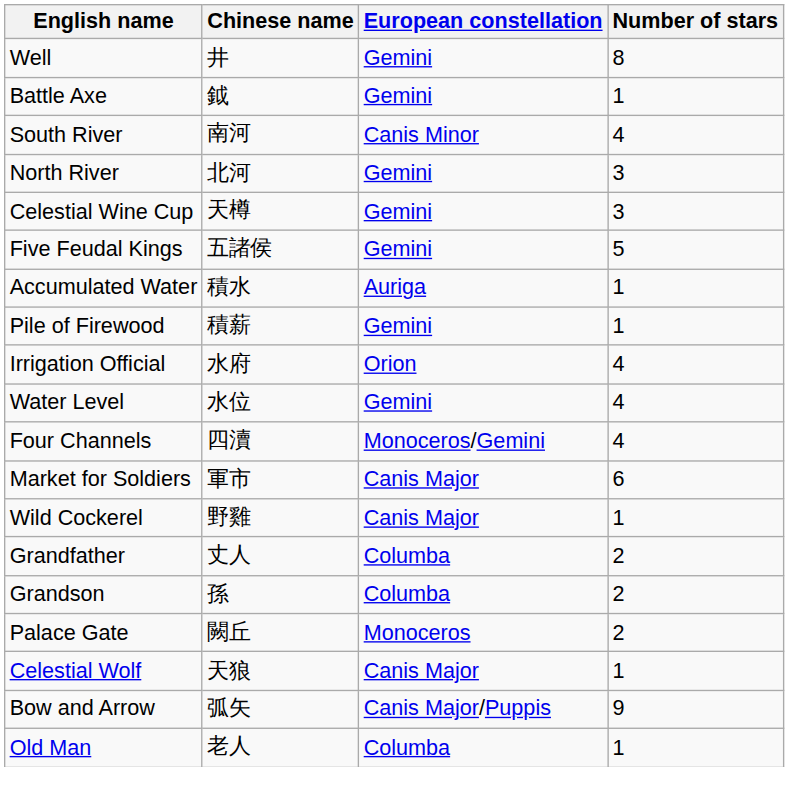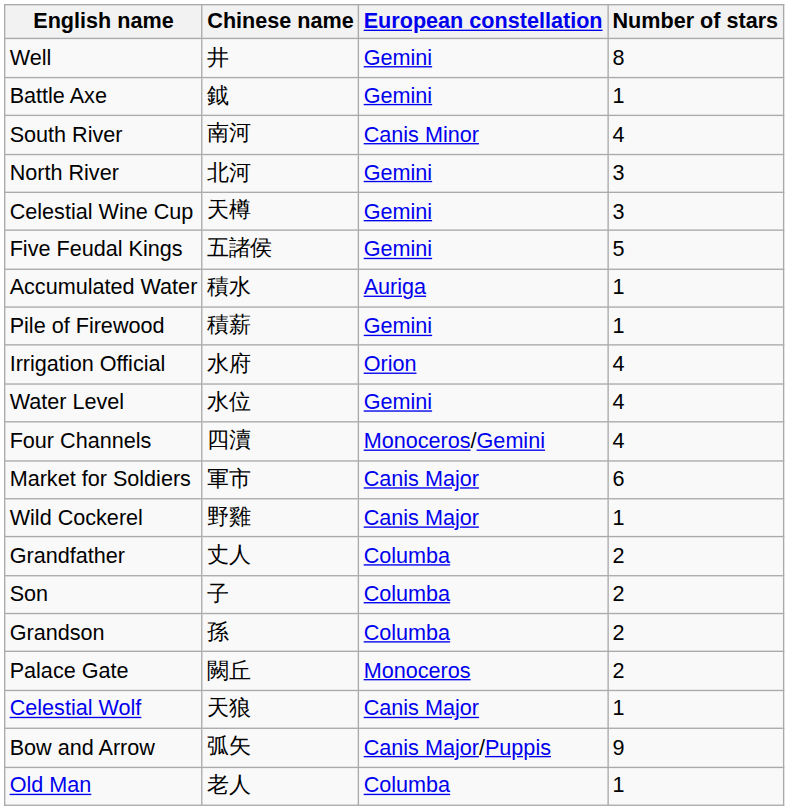+ row: (29, 594)
